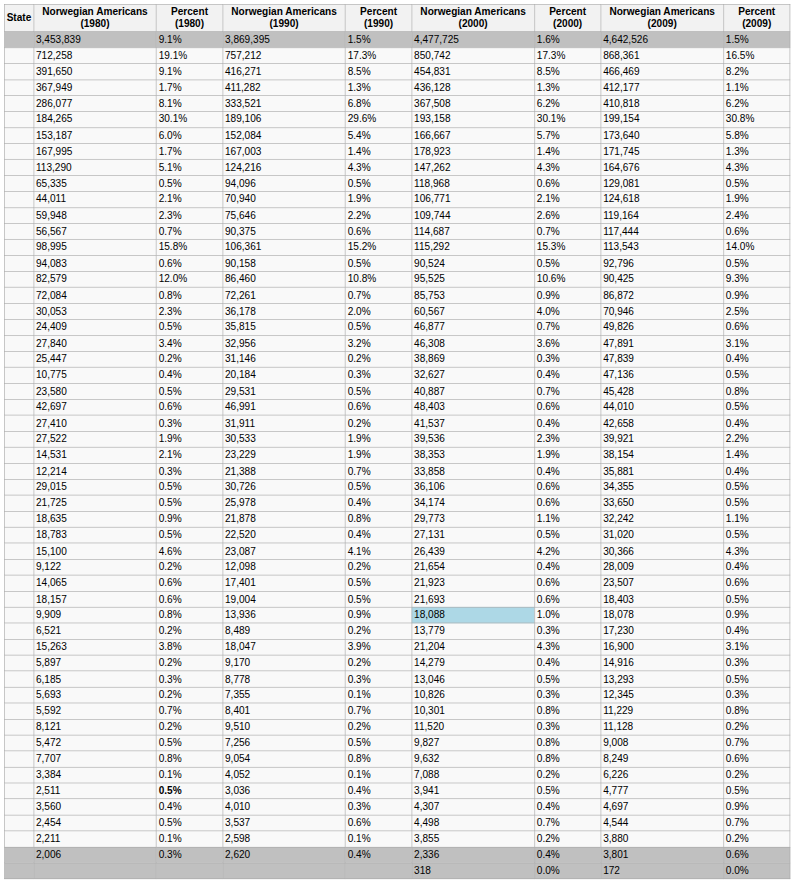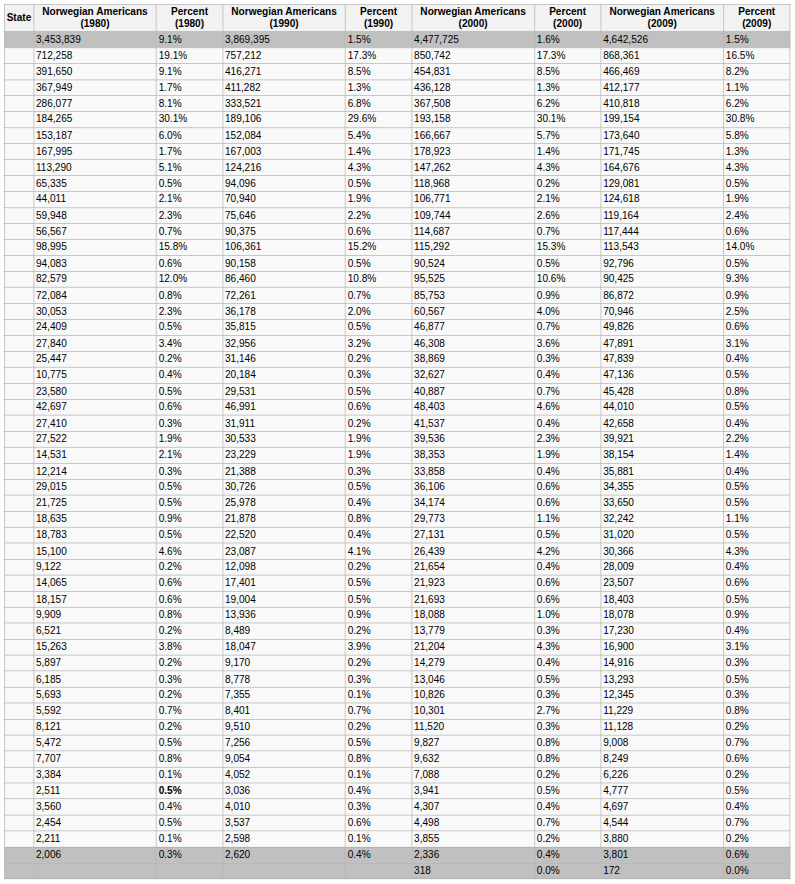(548, 183) 0.6% -> (548, 183) 0.2%
(548, 407) 0.6% -> (548, 407) 4.6%
(359, 471) 0.7% -> (359, 471) 0.3%
(429, 615) lightblue background -> (429, 615) no background
(548, 711) 0.8% -> (548, 711) 2.7%
(737, 807) 0.9% -> (737, 807) 0.4%
